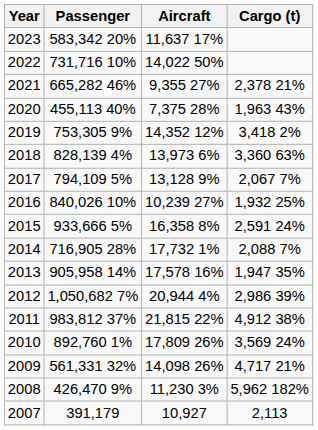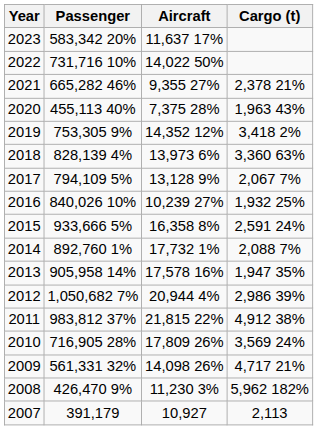(93, 249) 716,905 28% -> (93, 249) 892,760 1%
(93, 343) 892,760 1% -> (93, 343) 716,905 28%
